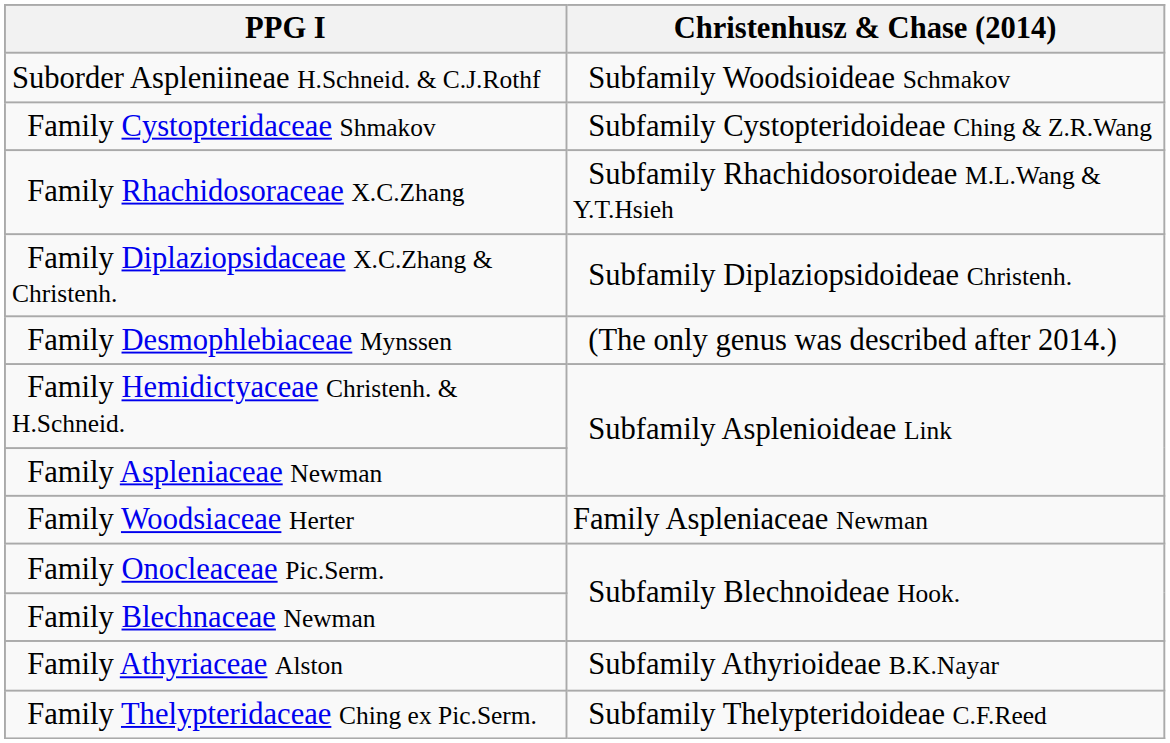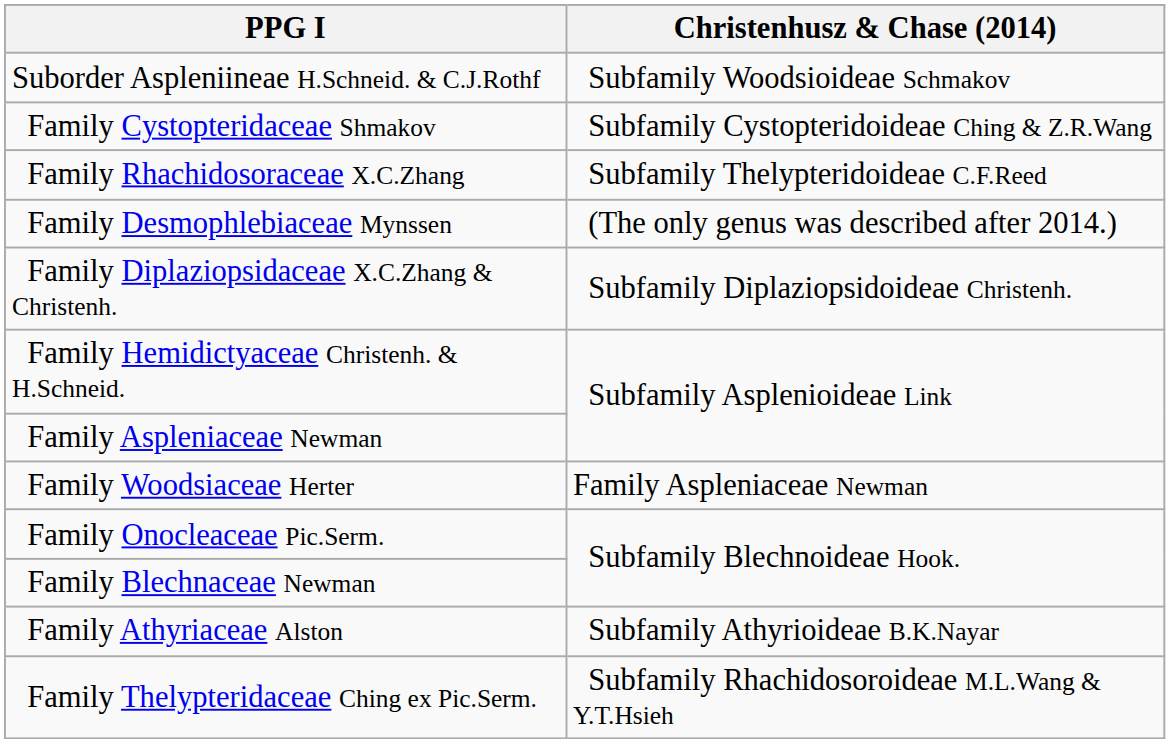(837, 191) Subfamily Rhachidosoroideae M.L.Wang & Y.T.Hsieh -> (810, 174) Subfamily Thelypteridoideae C.F.Reed
rows swapped: (252, 274) <-> (232, 339)
(810, 713) Subfamily Thelypteridoideae C.F.Reed -> (837, 696) Subfamily Rhachidosoroideae M.L.Wang & Y.T.Hsieh
